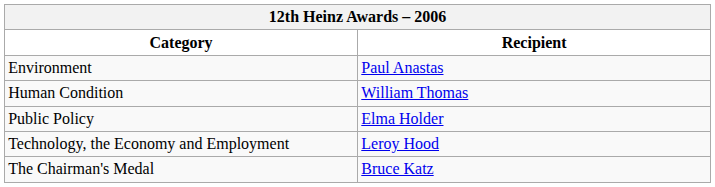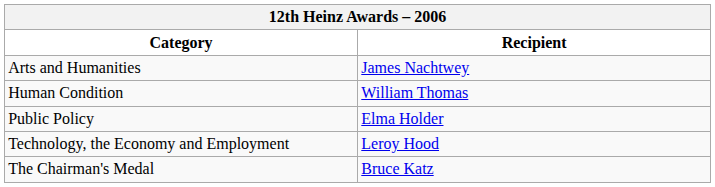+ row: (74, 67)
- row: (50, 67)
